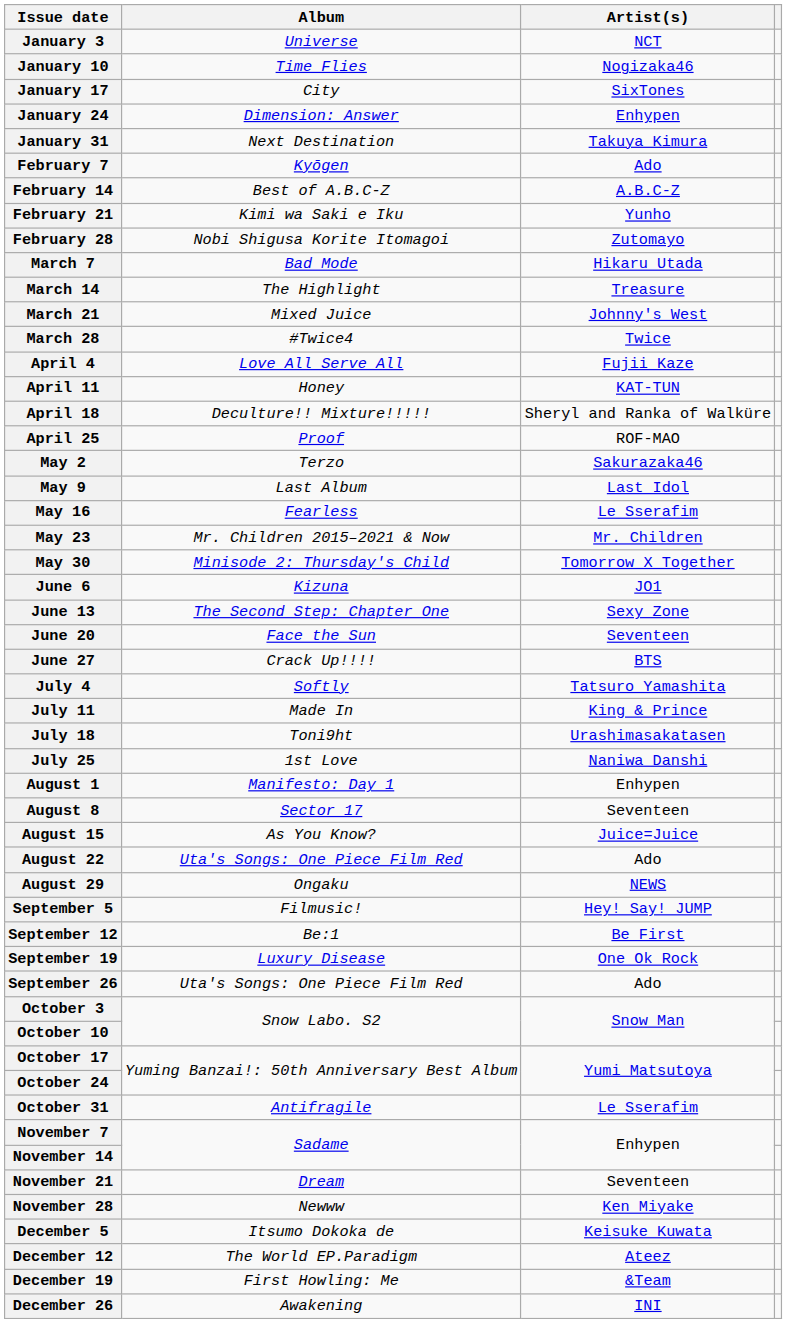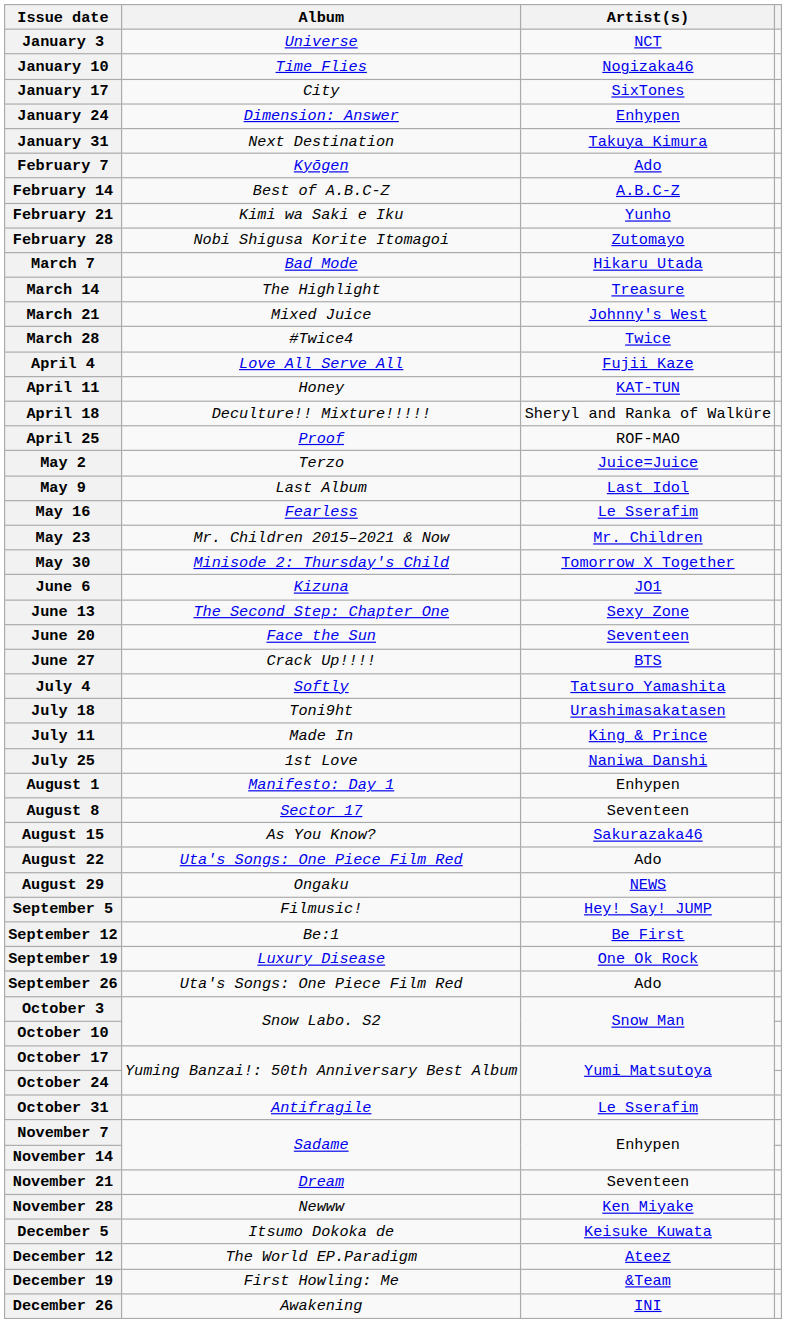(648, 463) Sakurazaka46 -> (648, 463) Juice=Juice
rows swapped: (63, 711) <-> (63, 736)
(648, 835) Juice=Juice -> (648, 835) Sakurazaka46
